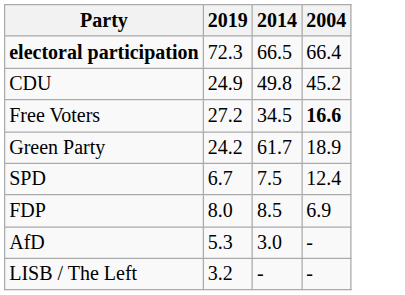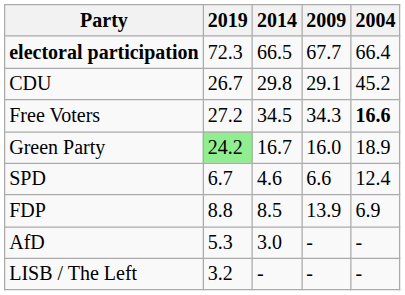+ column: (326, 20)
(225, 83) 24.9 -> (225, 83) 26.7
(275, 83) 49.8 -> (275, 83) 29.8
(225, 147) no background -> (225, 147) lightgreen background
(275, 147) 61.7 -> (275, 147) 16.7
(270, 178) 7.5 -> (270, 178) 4.6
(220, 210) 8.0 -> (220, 210) 8.8
